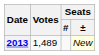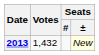(45, 43) 1,489 -> (45, 43) 1,432
